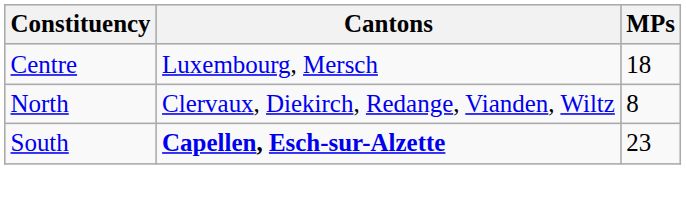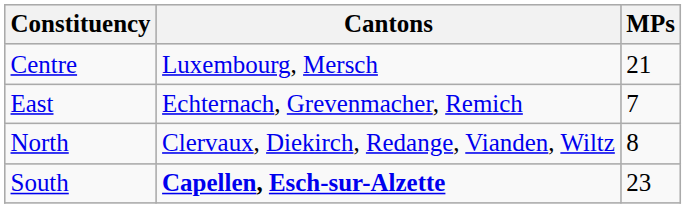(639, 63) 18 -> (639, 63) 21
+ row: (32, 103)
